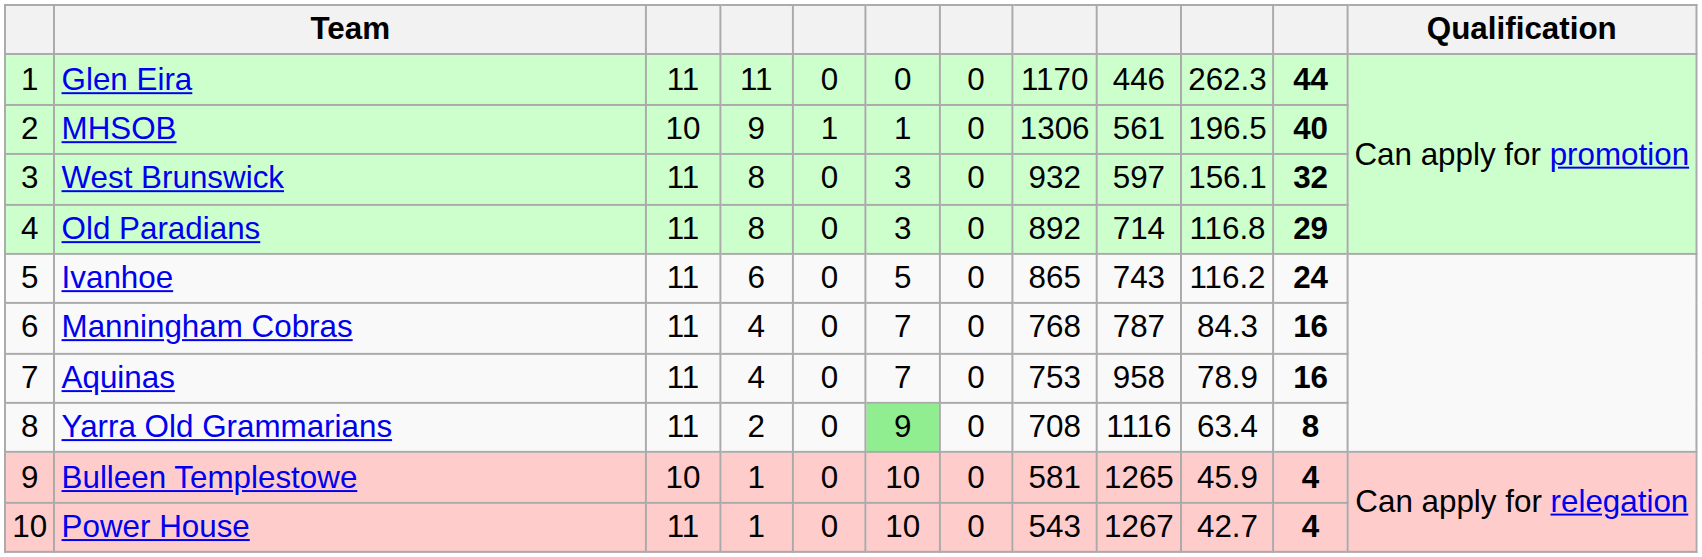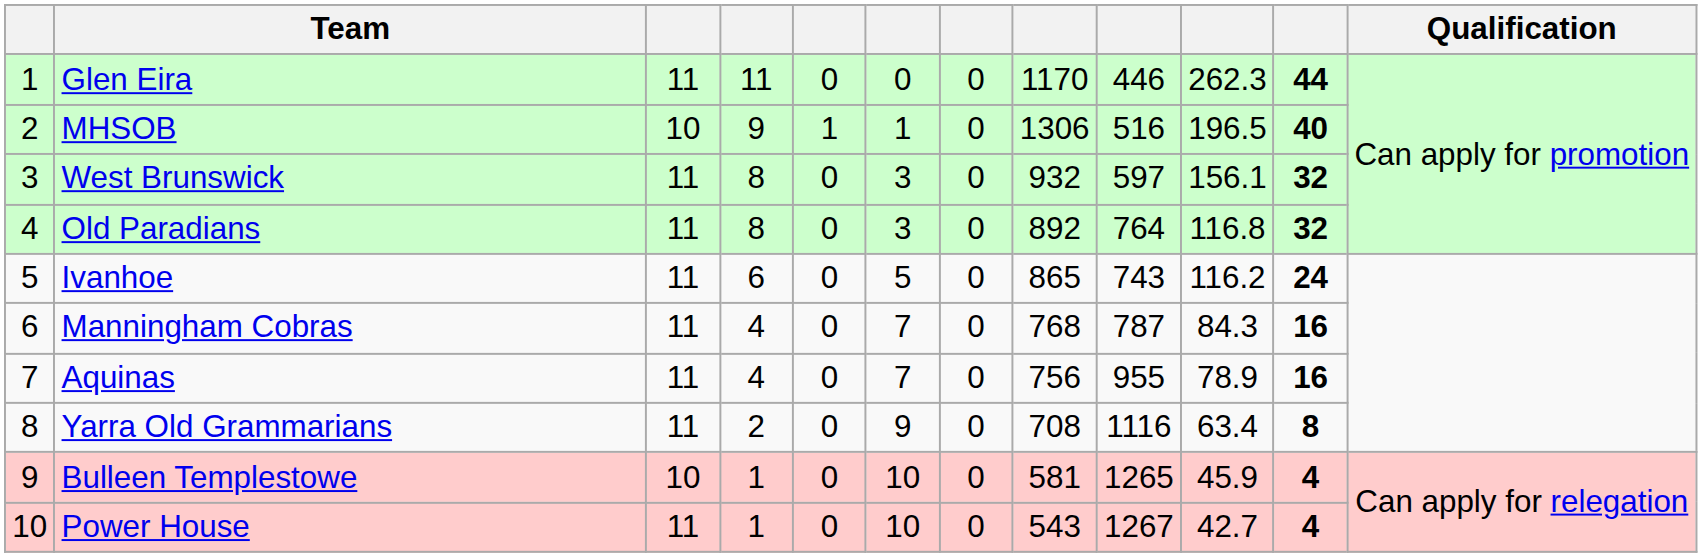(1139, 128) 561 -> (1139, 128) 516
(1139, 228) 714 -> (1139, 228) 764
(1311, 228) 29 -> (1311, 228) 32
(1055, 377) 753 -> (1055, 377) 756
(1139, 377) 958 -> (1139, 377) 955
(903, 427) lightgreen background -> (903, 427) no background
